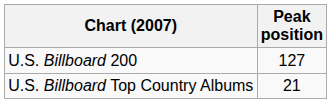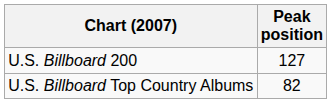(292, 85) 21 -> (292, 85) 82
